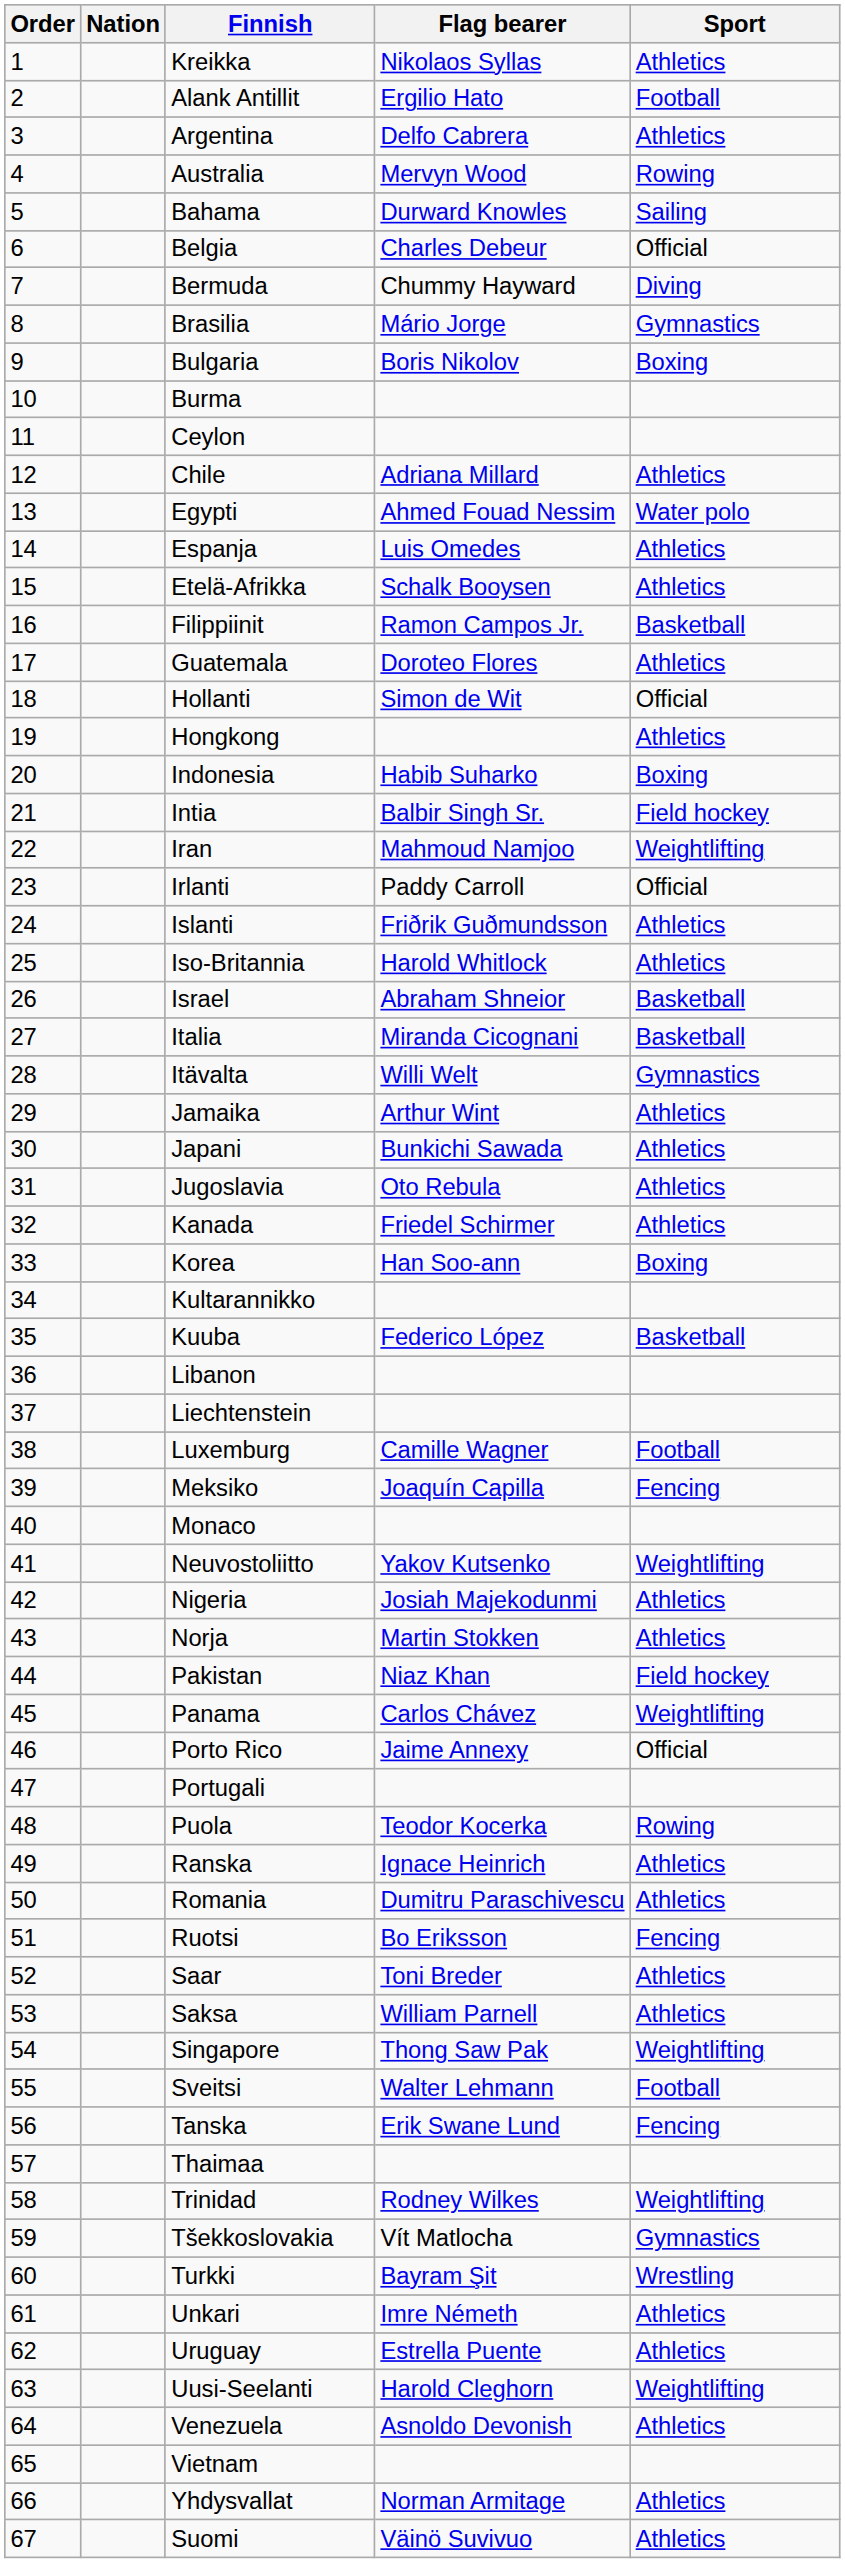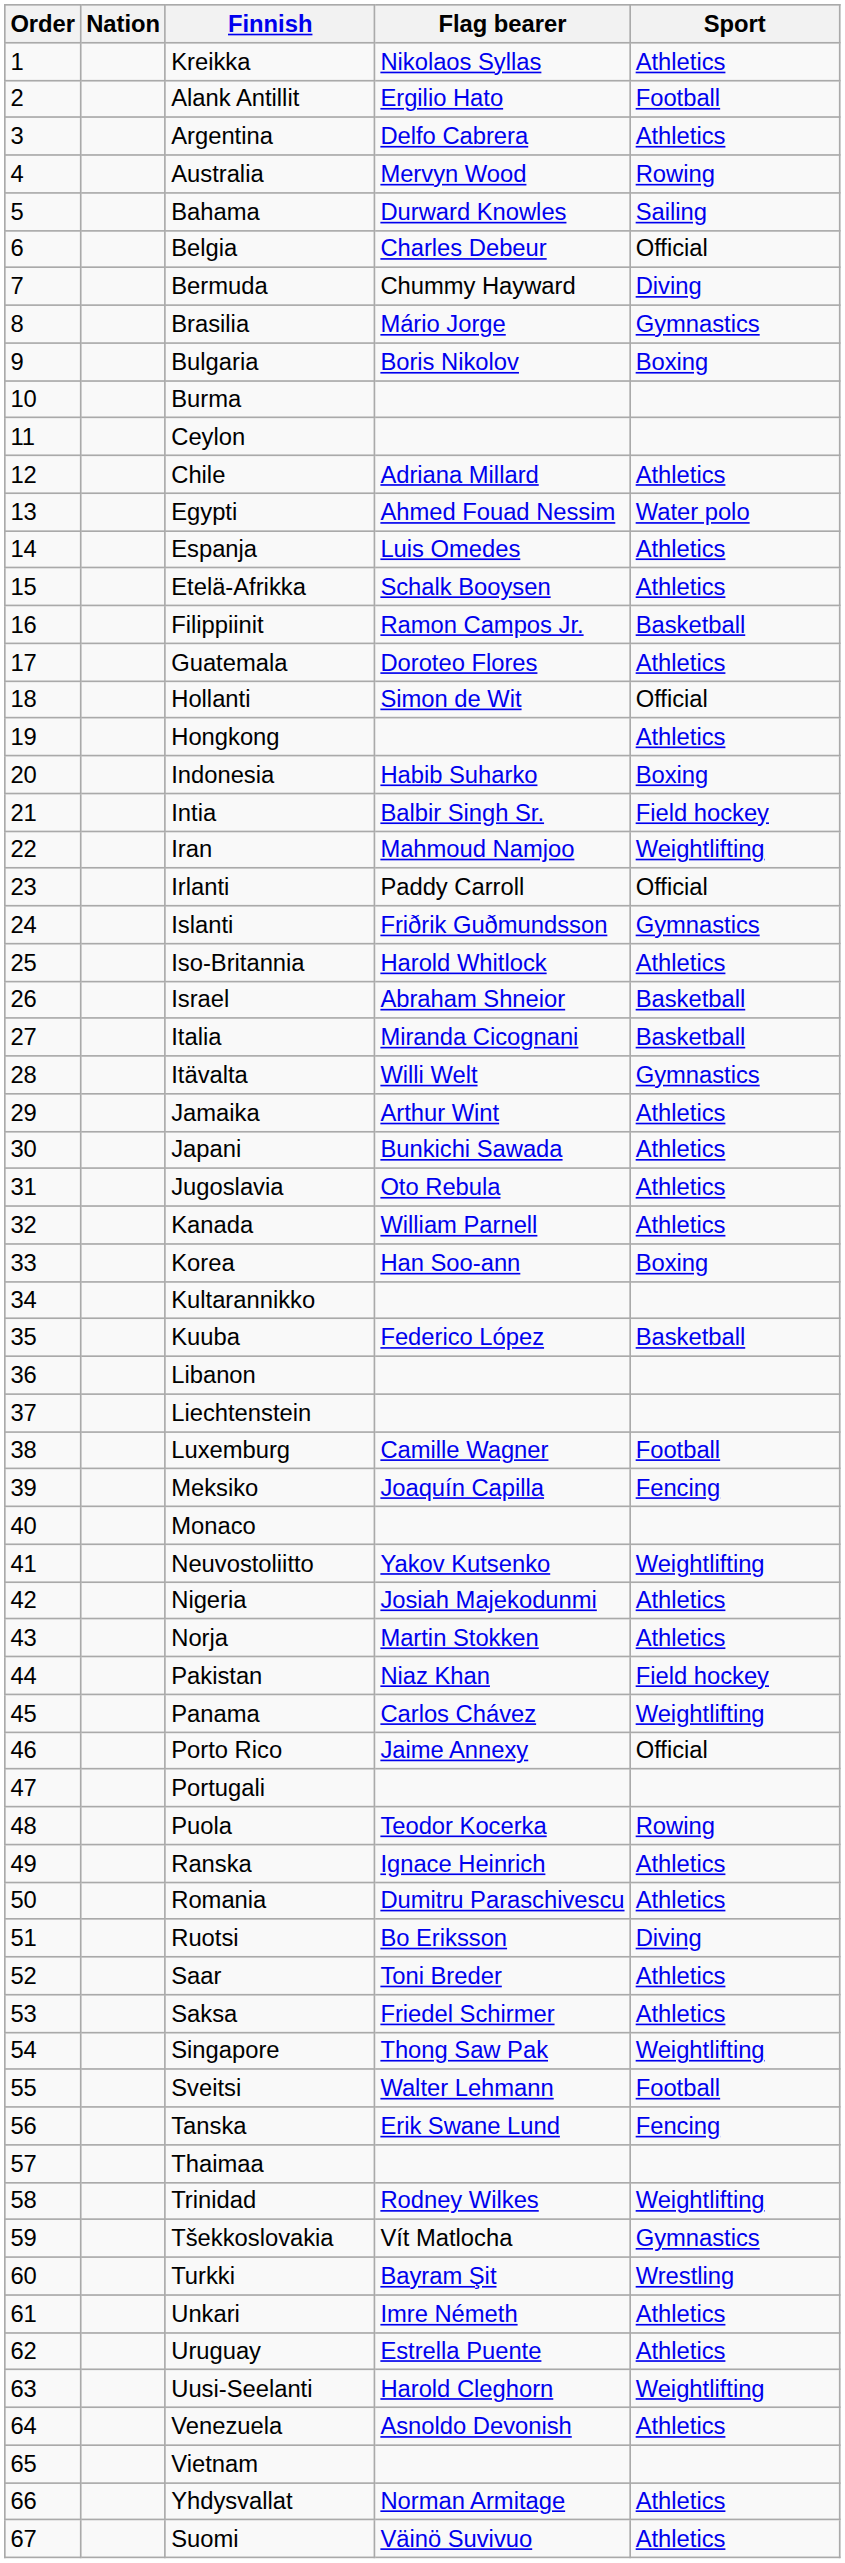(681, 925) Athletics -> (698, 925) Gymnastics
(467, 1225) Friedel Schirmer -> (459, 1225) William Parnell
(678, 1938) Fencing -> (669, 1938) Diving
(459, 2013) William Parnell -> (467, 2013) Friedel Schirmer
